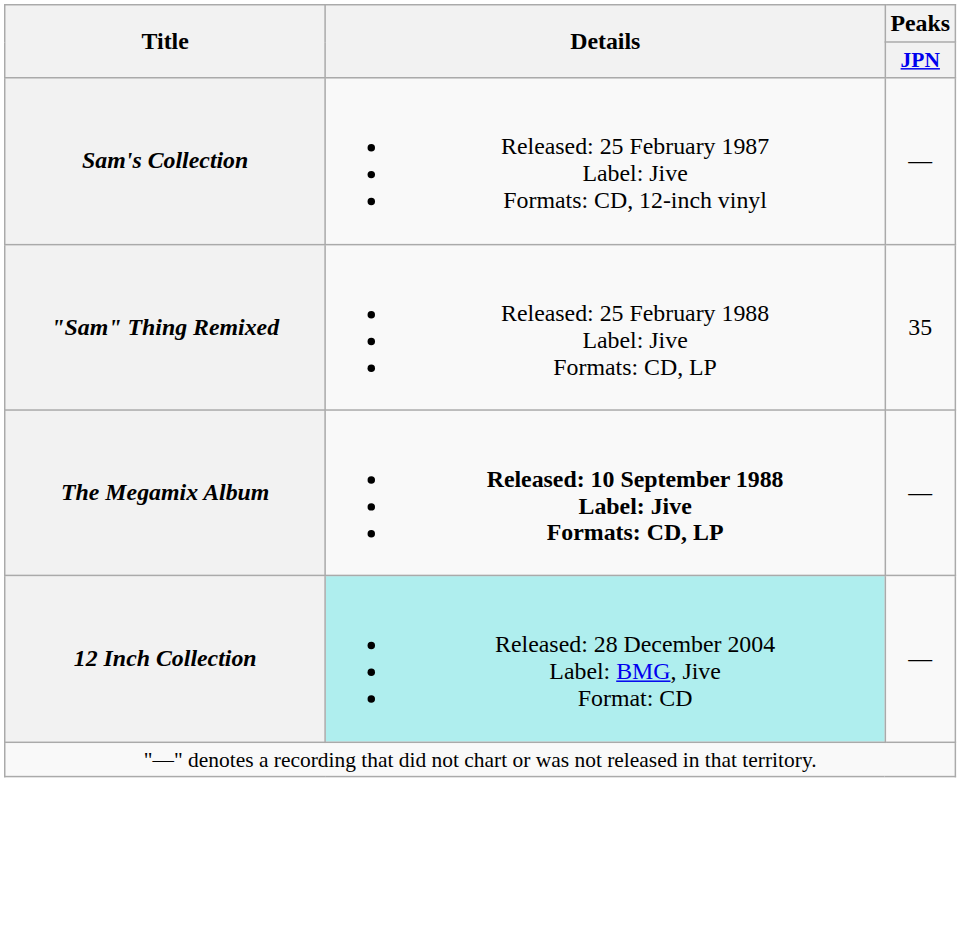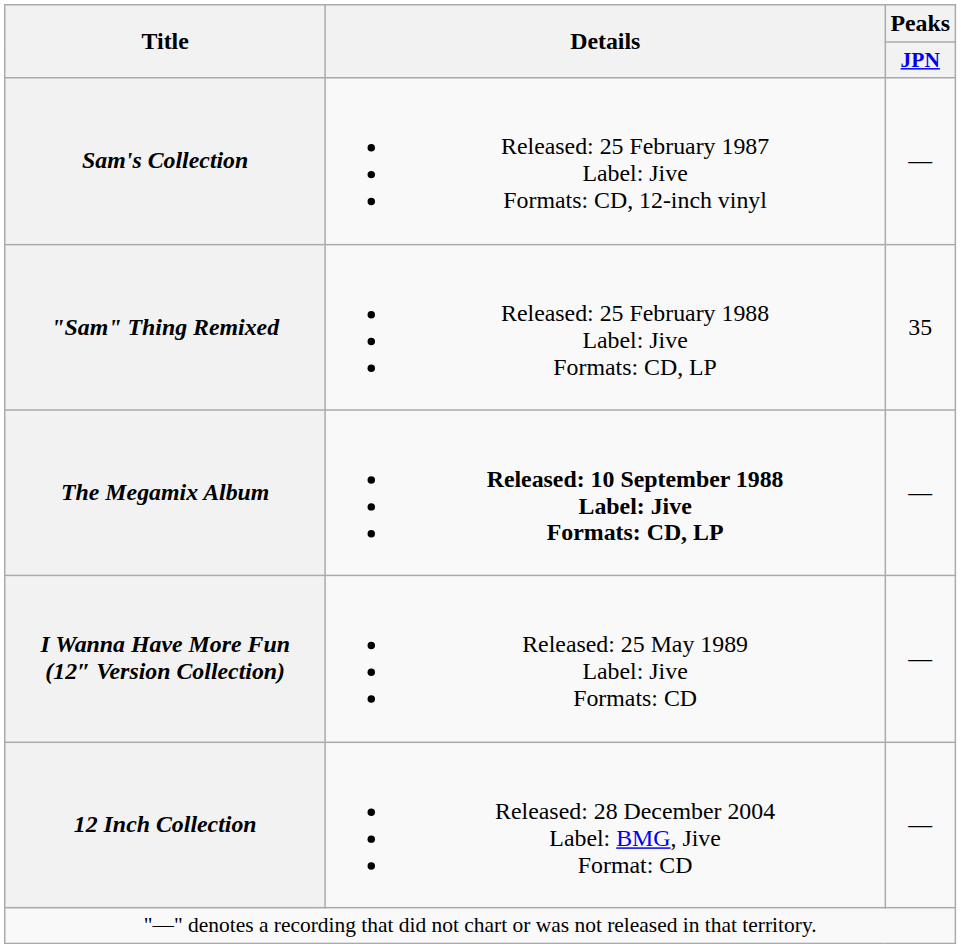+ row: (165, 658)
(605, 672) paleturquoise background -> (605, 838) no background
